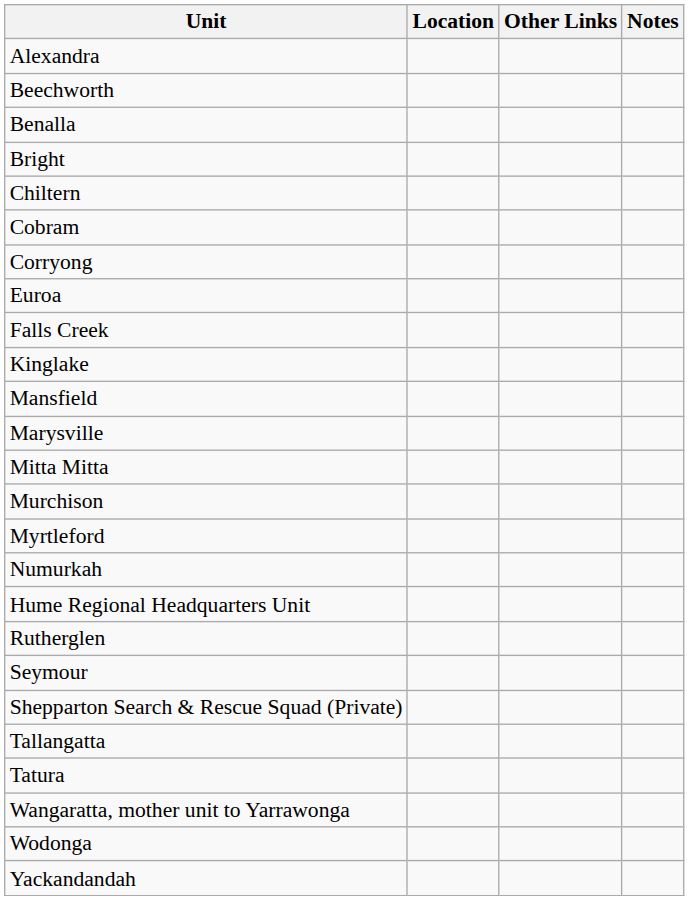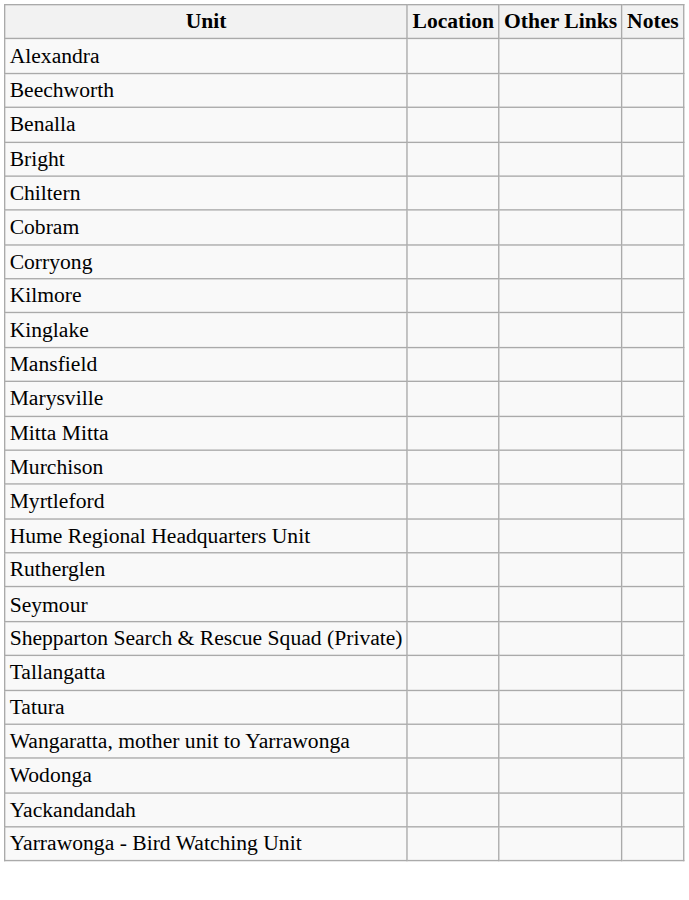- row: (35, 295)
- row: (59, 329)
+ row: (46, 295)
- row: (56, 569)
+ row: (156, 843)
